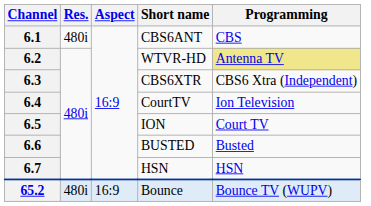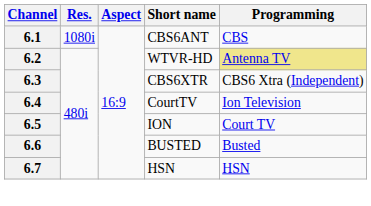(76, 37) 480i -> (79, 37) 1080i
- row: (32, 190)
